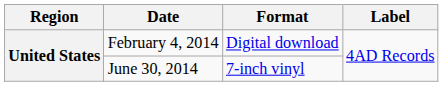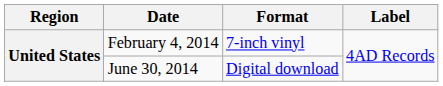(282, 42) Digital download -> (265, 42) 7-inch vinyl
(265, 68) 7-inch vinyl -> (282, 68) Digital download
